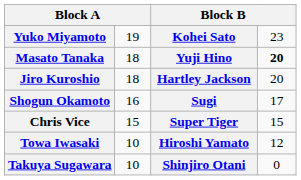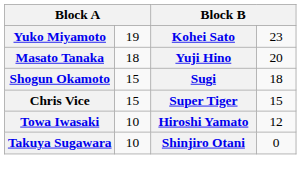(277, 57) bold -> (276, 57) normal
- row: (60, 79)
(132, 100) 16 -> (132, 79) 15
(277, 100) 17 -> (276, 79) 18
